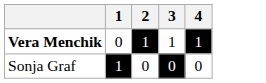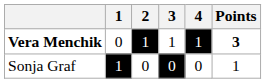+ column: (236, 16)
